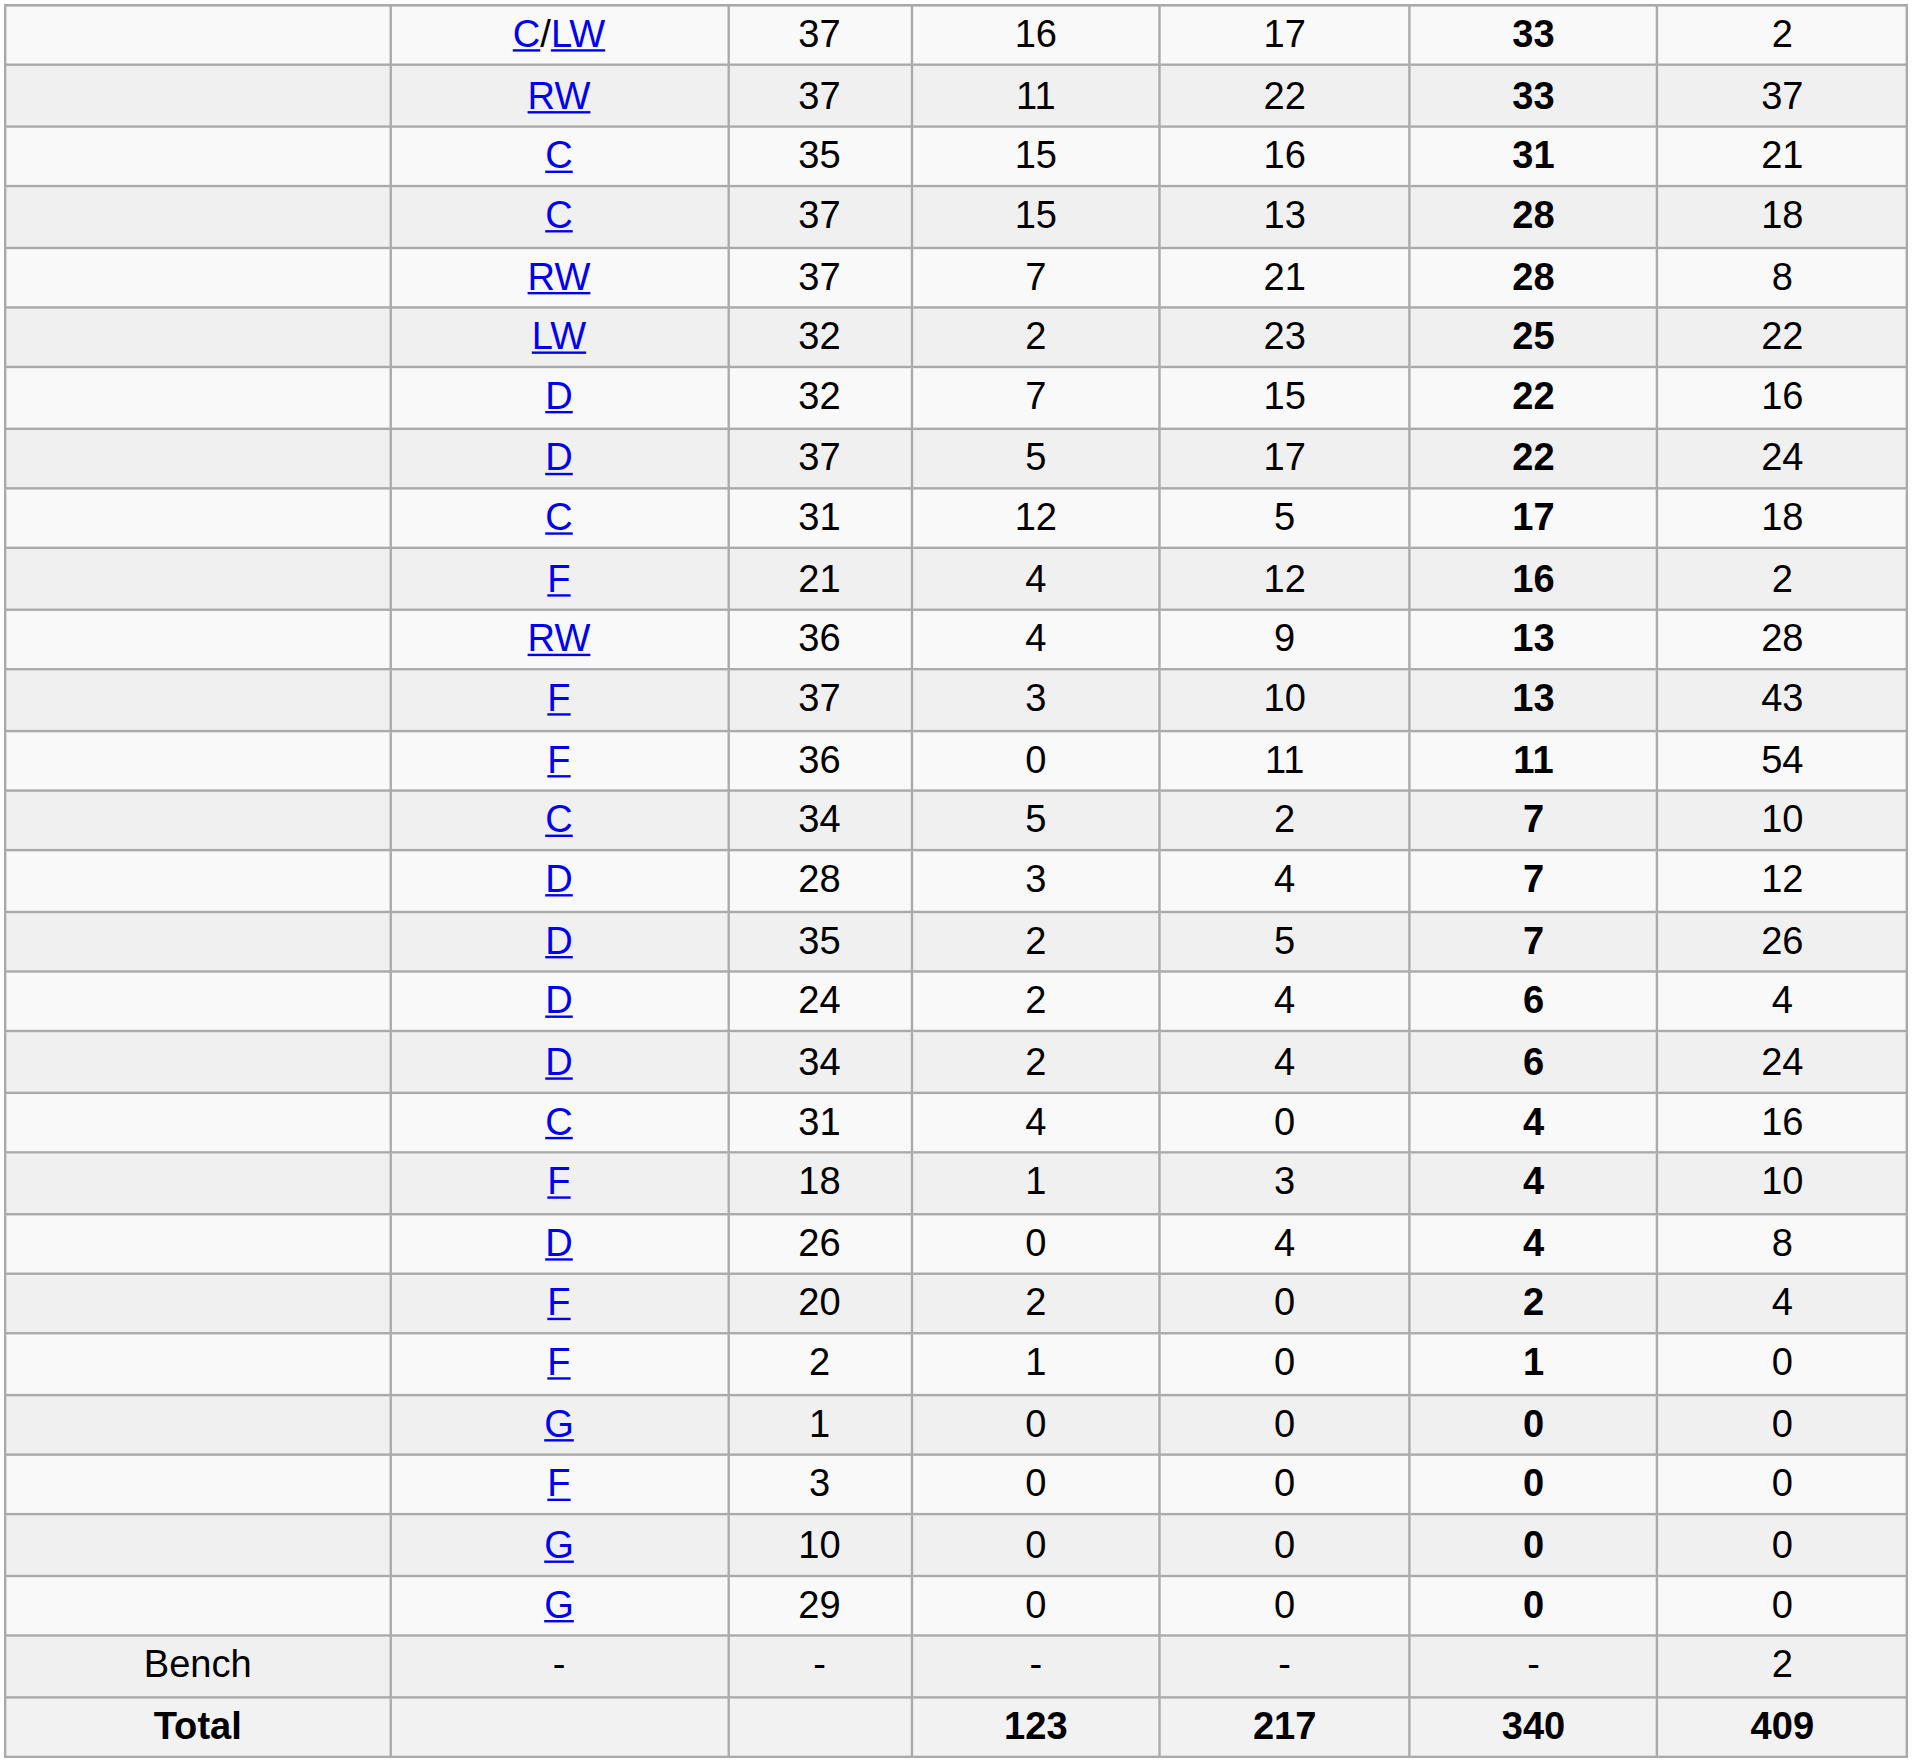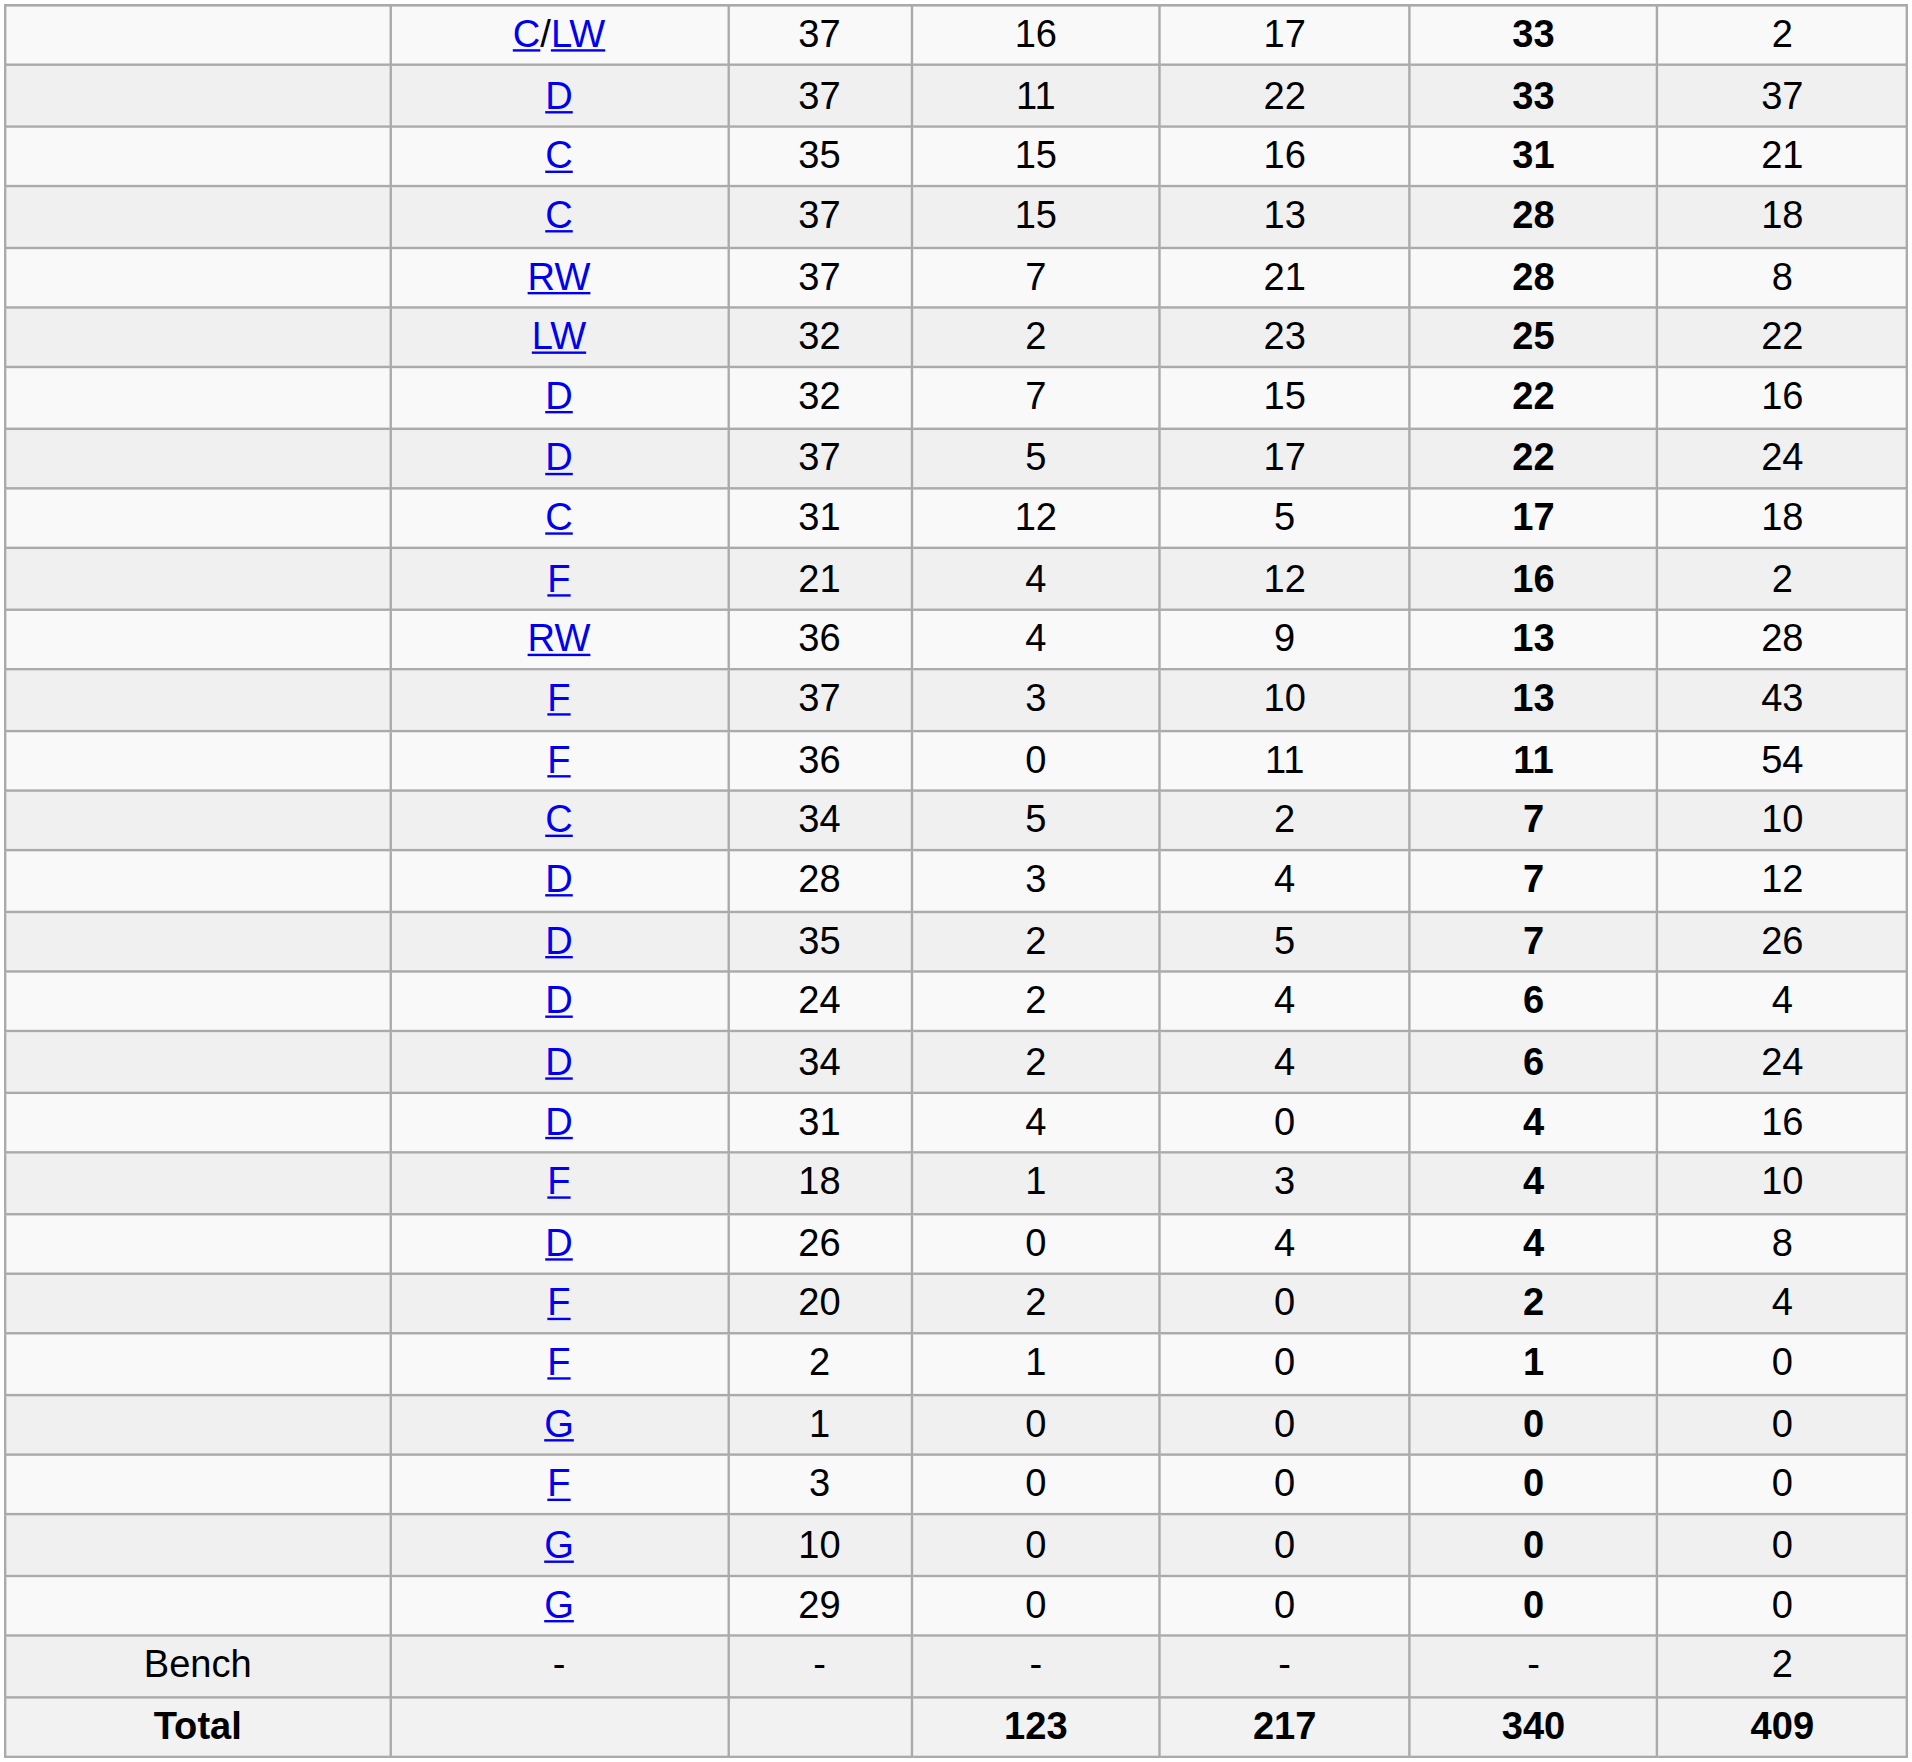(559, 95) RW -> (559, 95) D
(559, 1121) C -> (559, 1121) D
